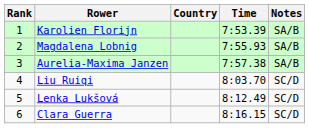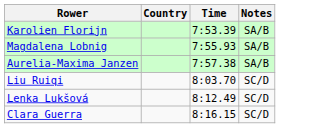- column: (19, 13)
